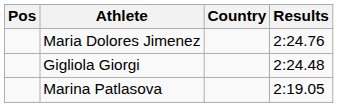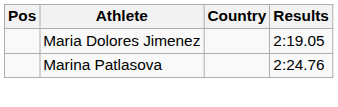(299, 41) 2:24.76 -> (299, 41) 2:19.05
- row: (92, 65)
(299, 89) 2:19.05 -> (299, 65) 2:24.76
